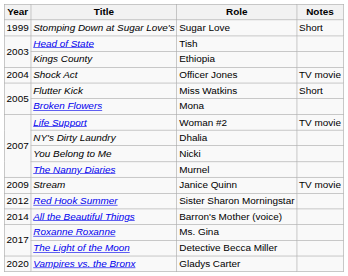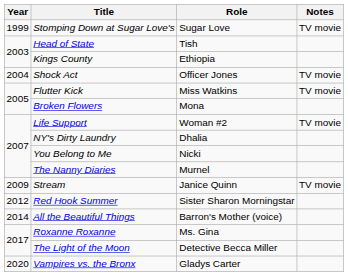(311, 28) Short -> (320, 28) TV movie
(311, 91) Short -> (320, 91) TV movie
